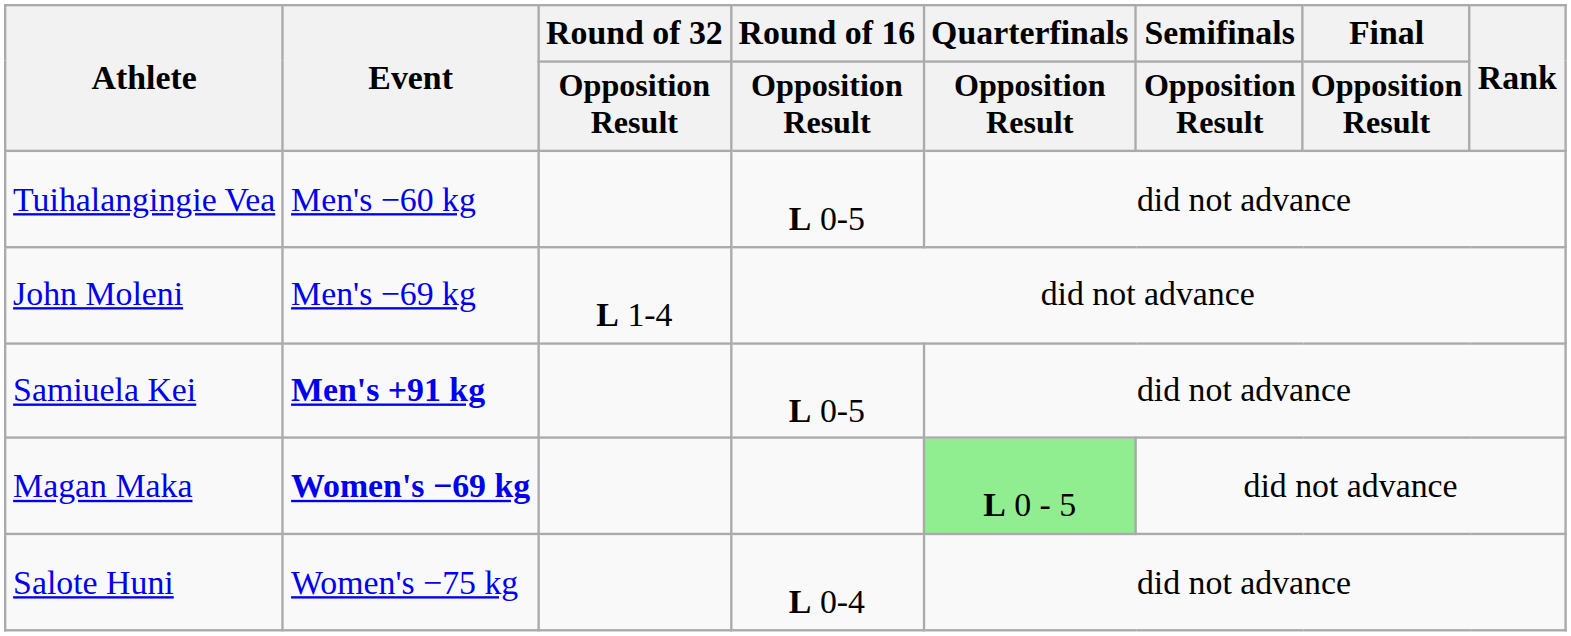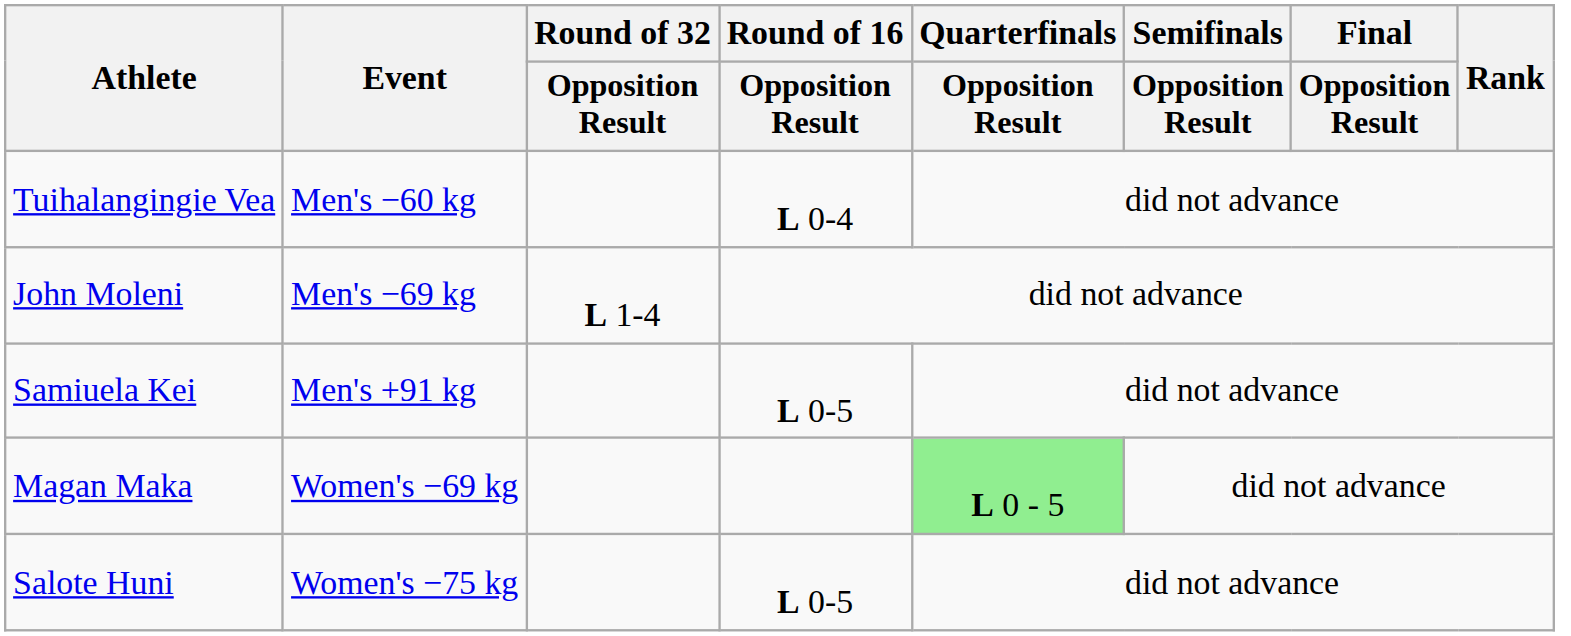(827, 218) L 0-5 -> (815, 218) L 0-4
(388, 390) bold -> (384, 390) normal
(411, 486) bold -> (405, 486) normal
(827, 602) L 0-4 -> (815, 602) L 0-5
